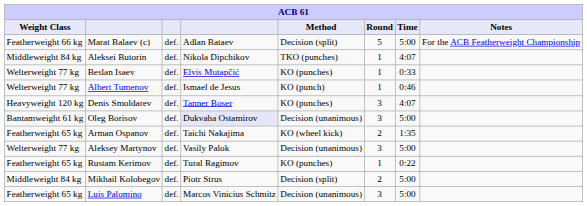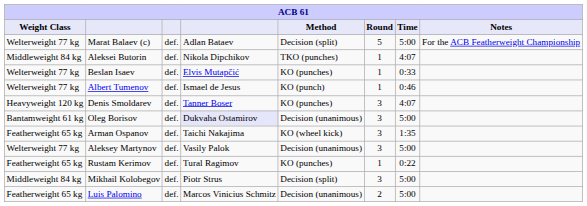(44, 42) Featherweight 66 kg -> (43, 42) Welterweight 77 kg
(380, 133) 2 -> (380, 133) 3
(380, 178) 2 -> (380, 178) 3
(380, 194) 3 -> (380, 194) 2
